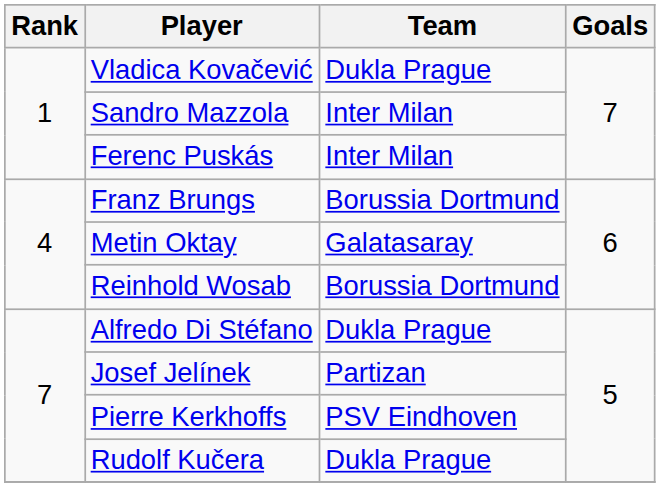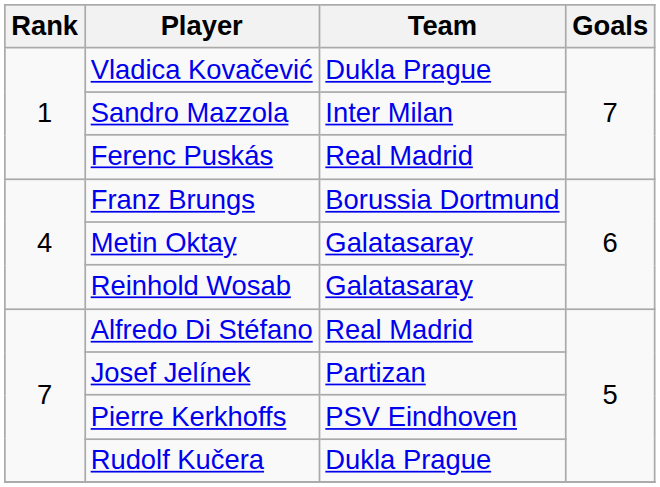(389, 156) Inter Milan -> (399, 156) Real Madrid
(442, 286) Borussia Dortmund -> (399, 286) Galatasaray
(408, 329) Dukla Prague -> (399, 329) Real Madrid
